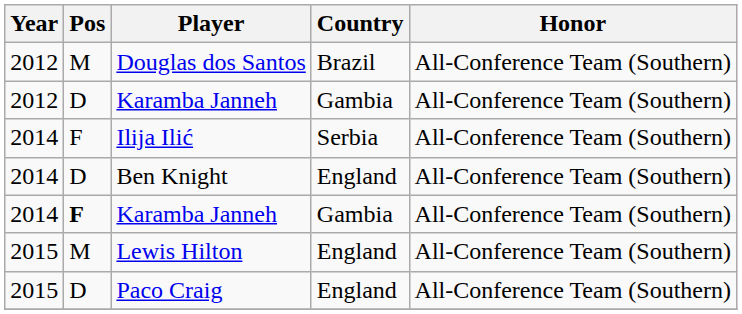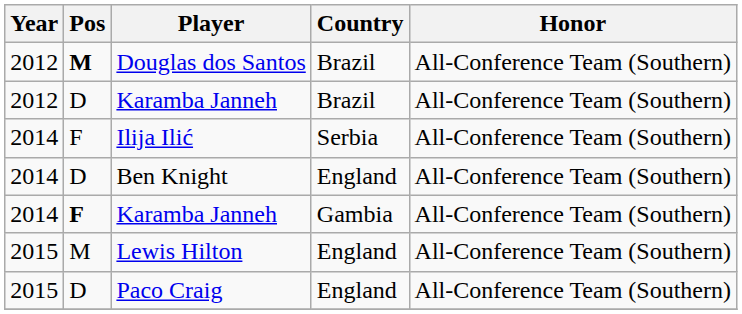(80, 61) normal -> (81, 61) bold
(355, 99) Gambia -> (346, 99) Brazil
